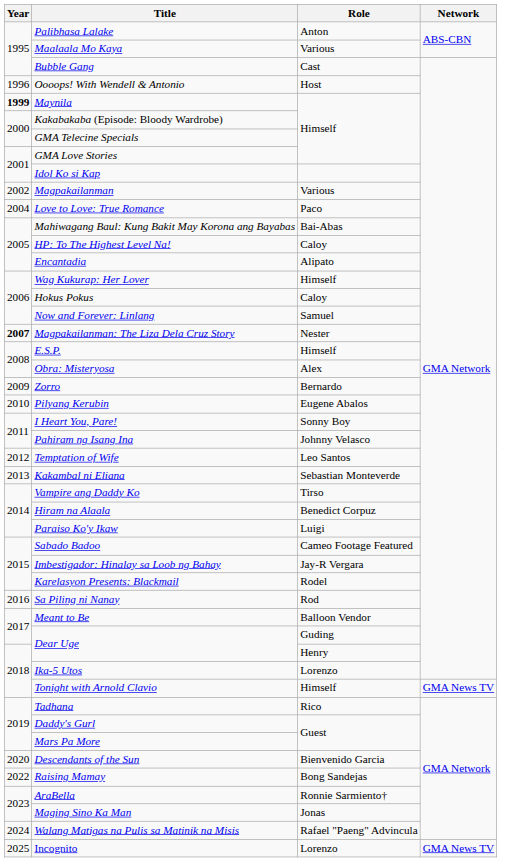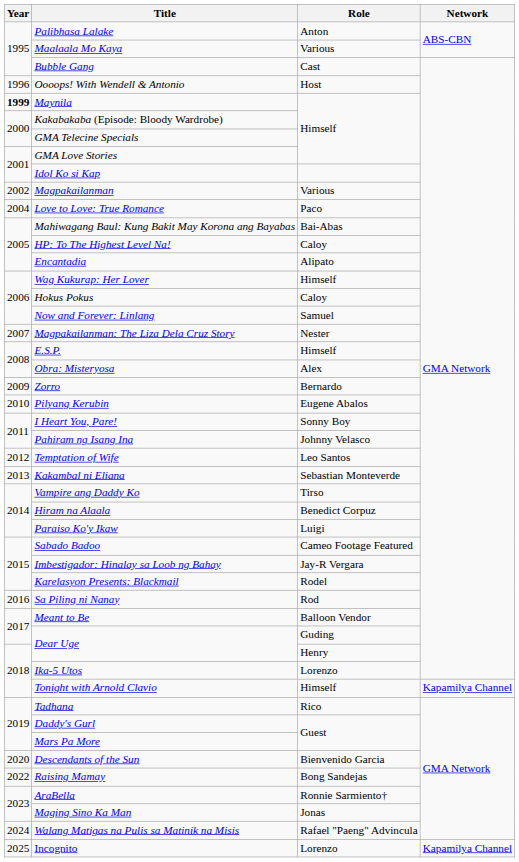(18, 333) bold -> (18, 333) normal
(458, 688) GMA News TV -> (467, 688) Kapamilya Channel
(458, 848) GMA News TV -> (467, 848) Kapamilya Channel
